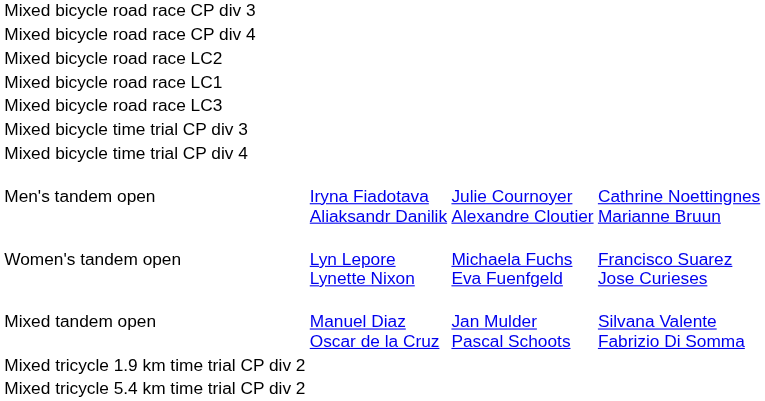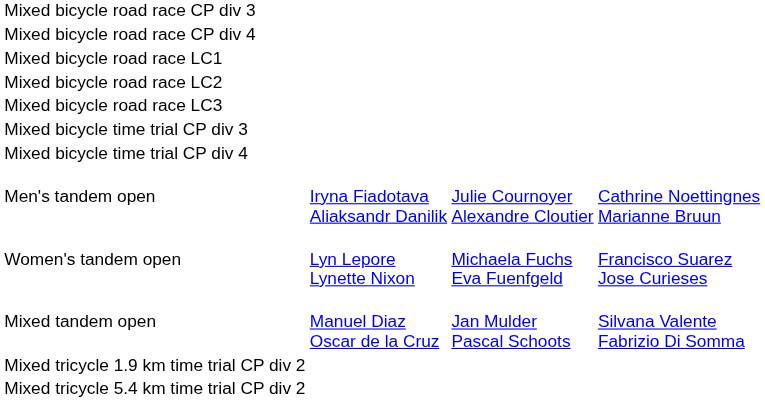rows swapped: (113, 82) <-> (113, 58)
